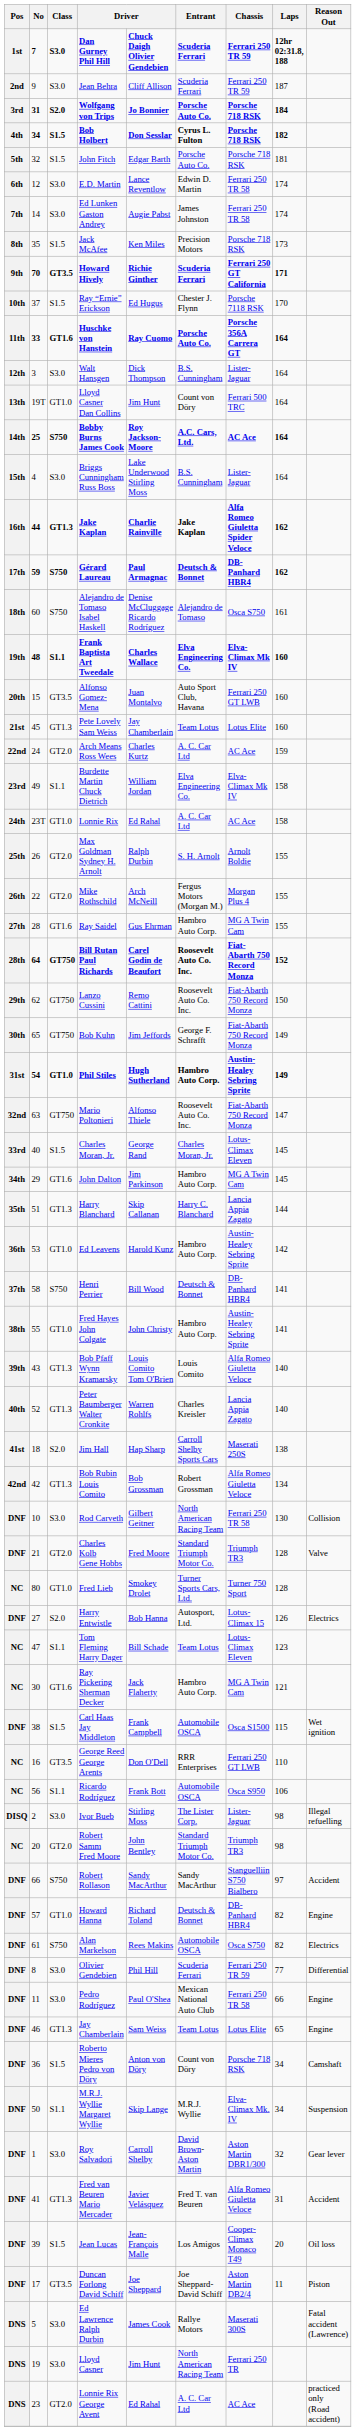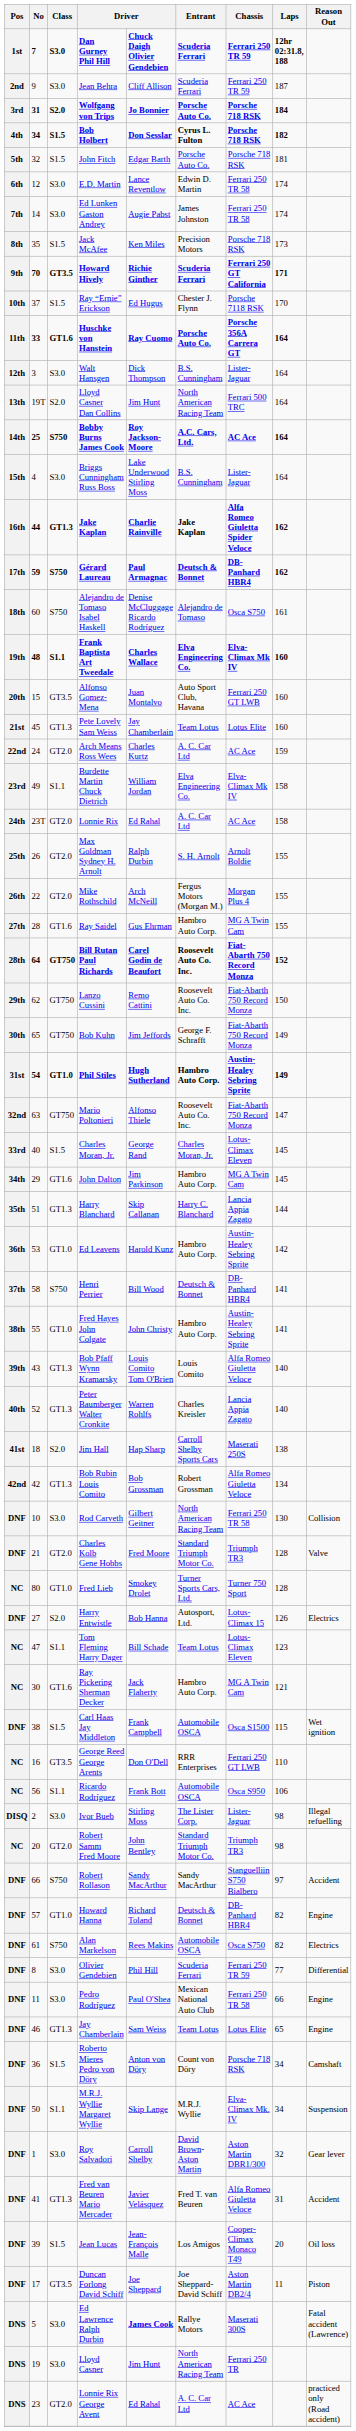(61, 402) GT1.0 -> (57, 402) S2.0
(196, 402) Count von Döry -> (201, 402) North American Racing Team
(61, 821) GT1.0 -> (61, 821) GT2.0
(149, 2324) normal -> (151, 2324) bold
